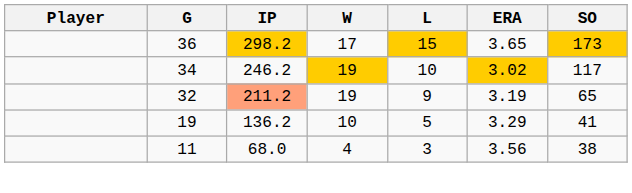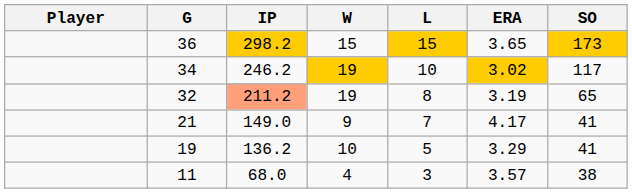(347, 44) 17 -> (347, 44) 15
(427, 97) 9 -> (427, 97) 8
+ row: (187, 123)
(507, 149) 3.56 -> (507, 175) 3.57
